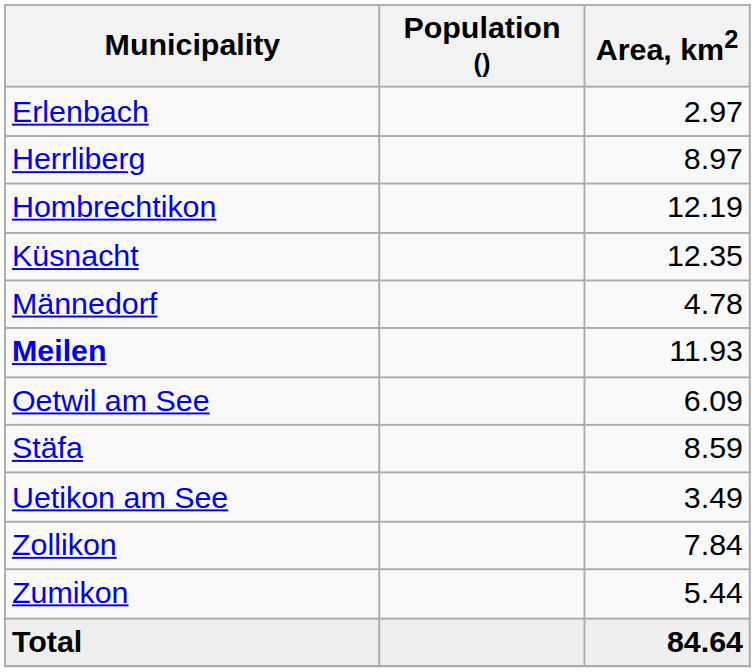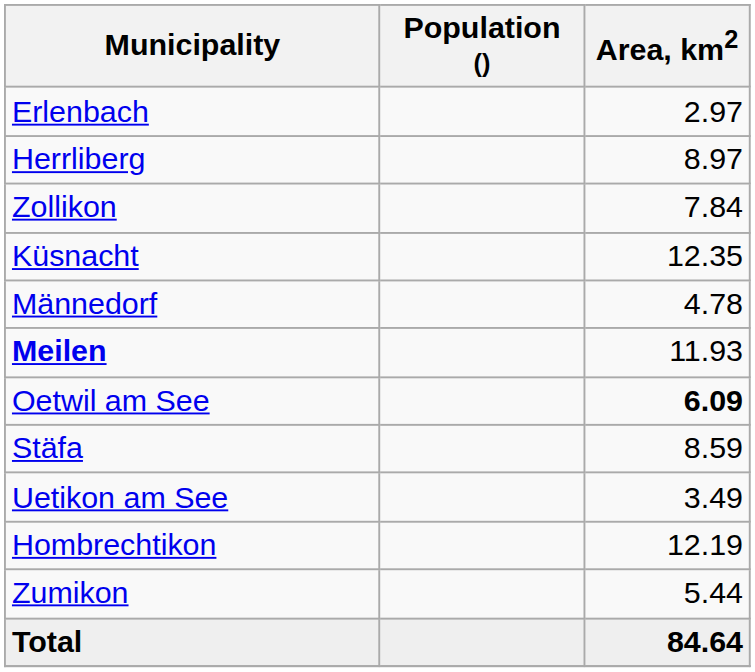rows swapped: (114, 207) <-> (64, 544)
(713, 400) normal -> (713, 400) bold
